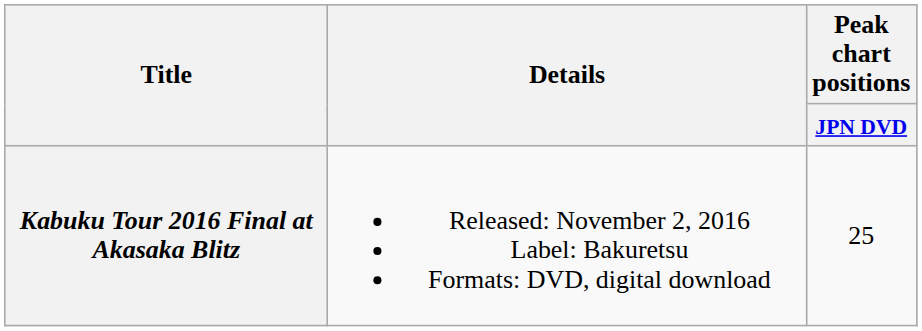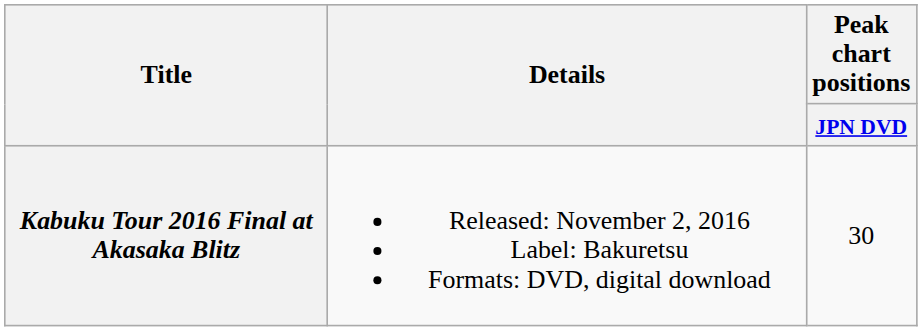(861, 235) 25 -> (861, 235) 30
